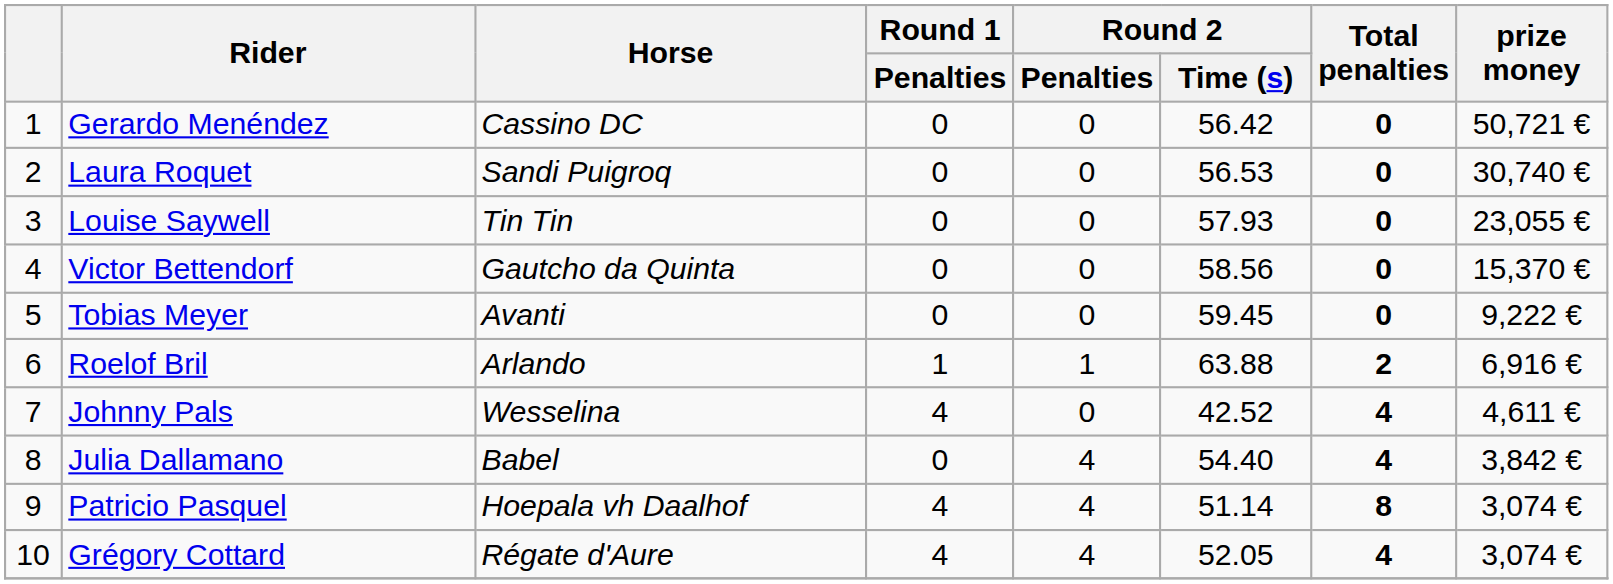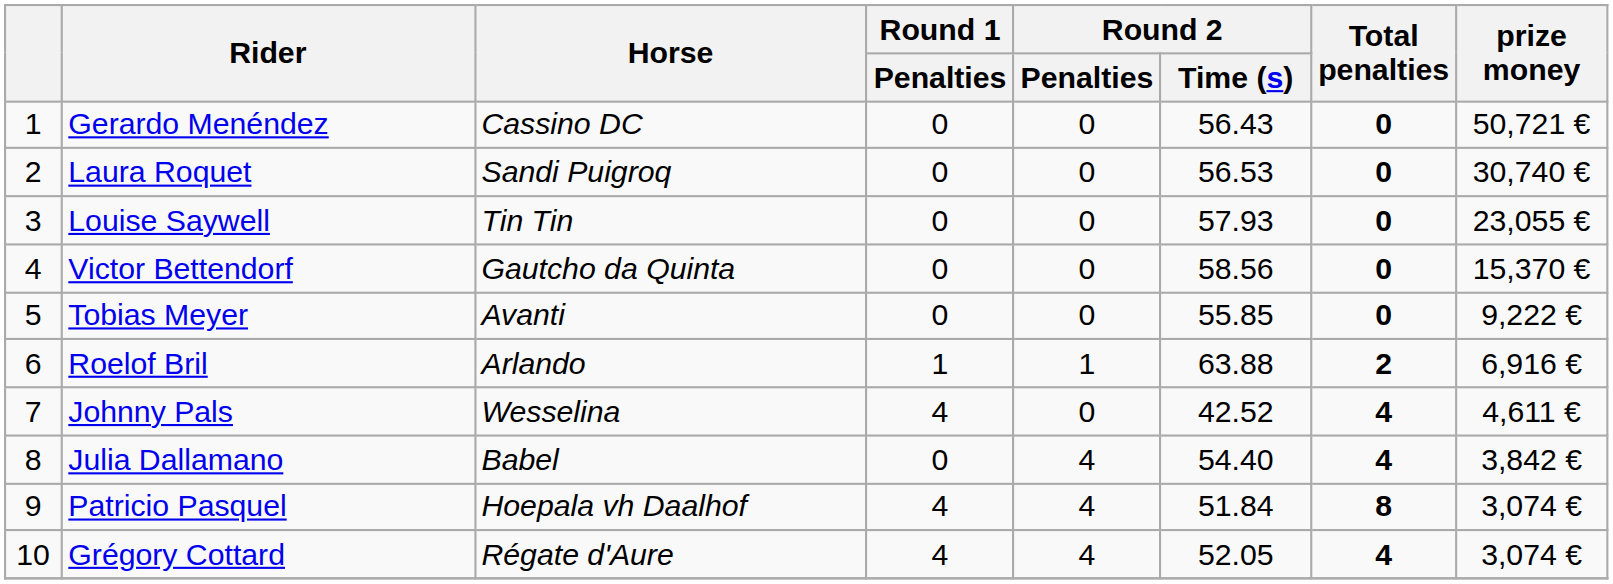(1236, 125) 56.42 -> (1236, 125) 56.43
(1236, 316) 59.45 -> (1236, 316) 55.85
(1236, 507) 51.14 -> (1236, 507) 51.84
